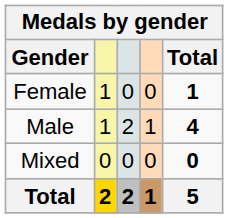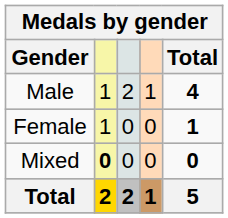rows swapped: (50, 92) <-> (50, 126)
(105, 161) normal -> (105, 161) bold
